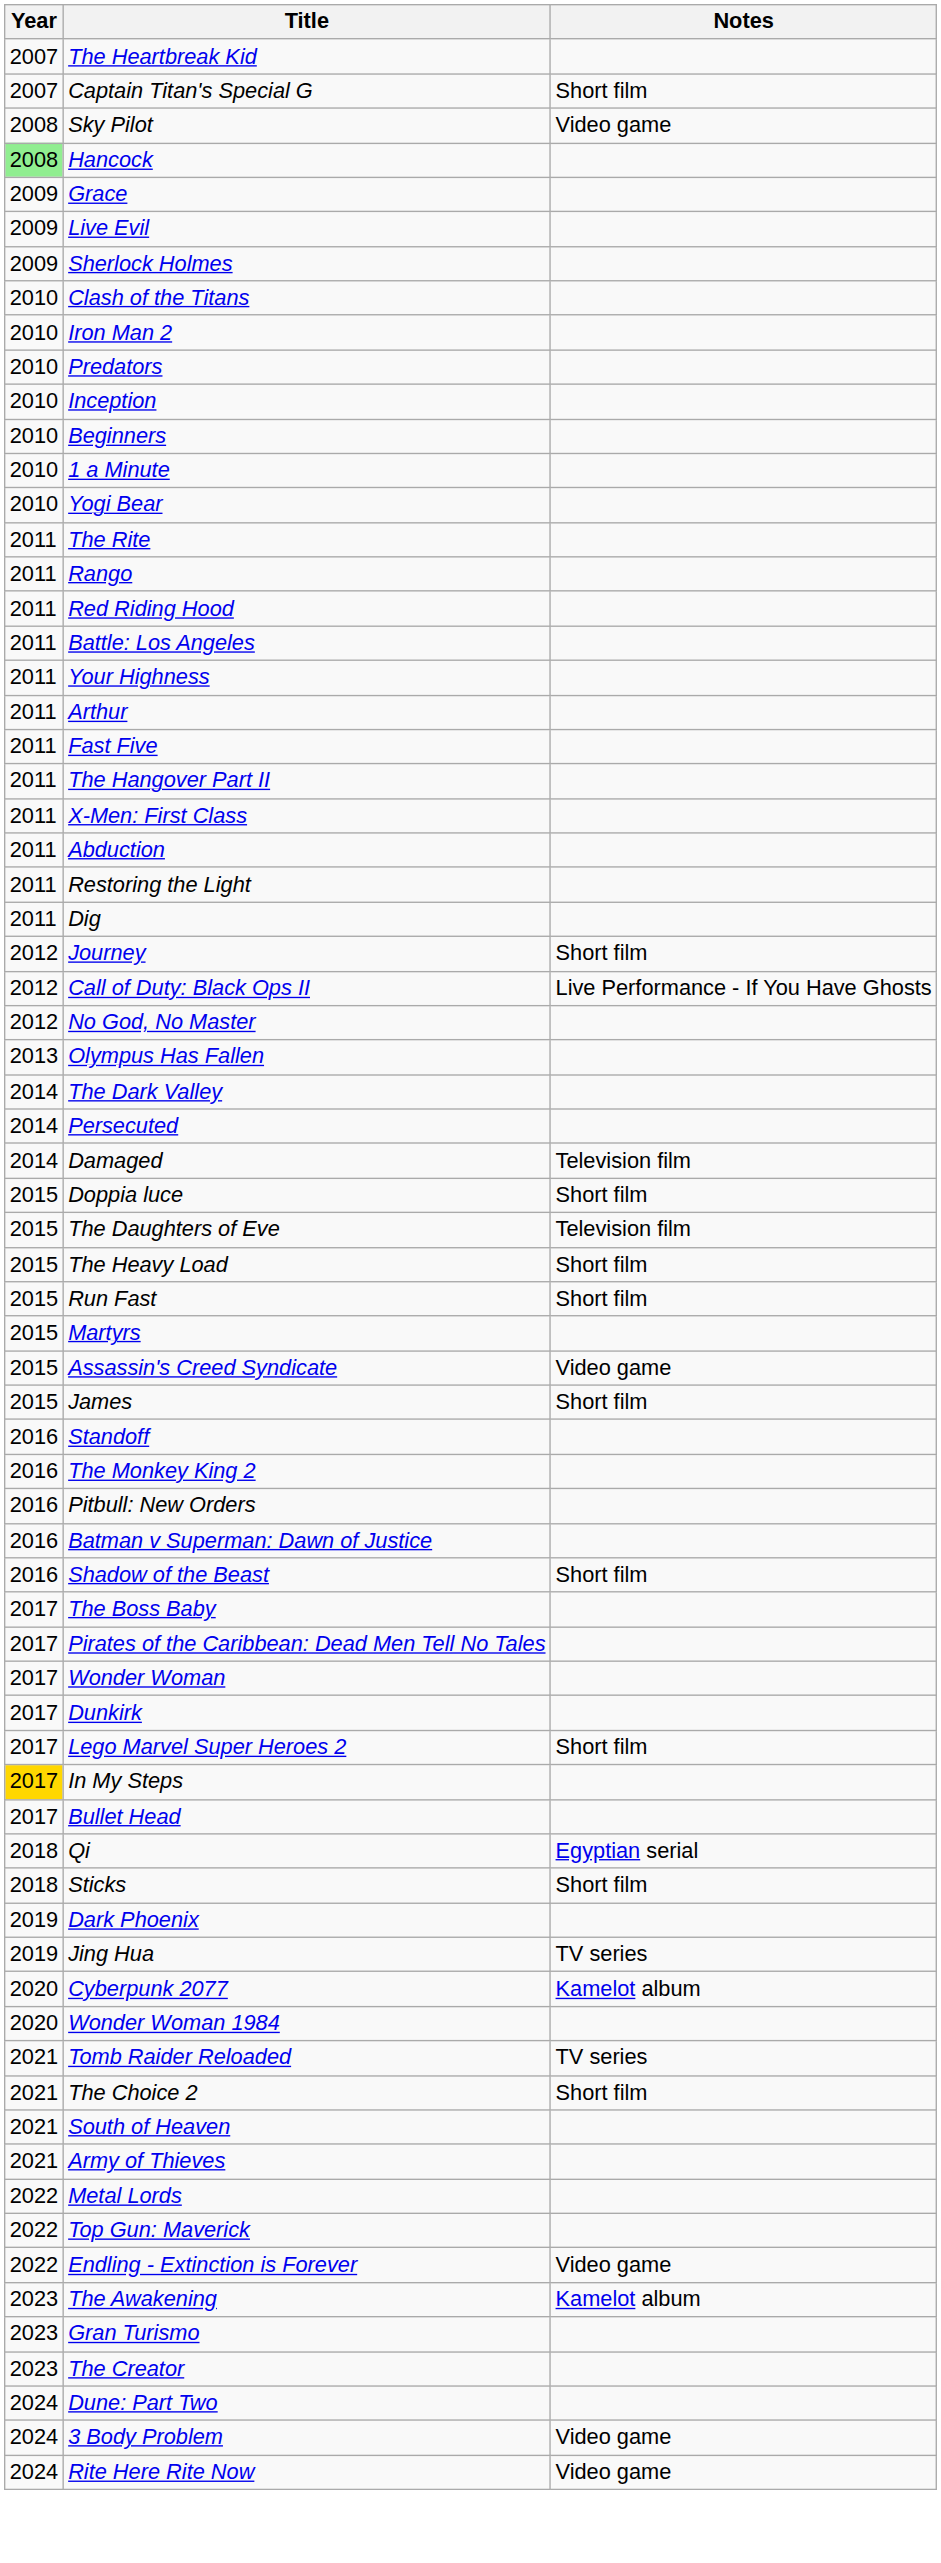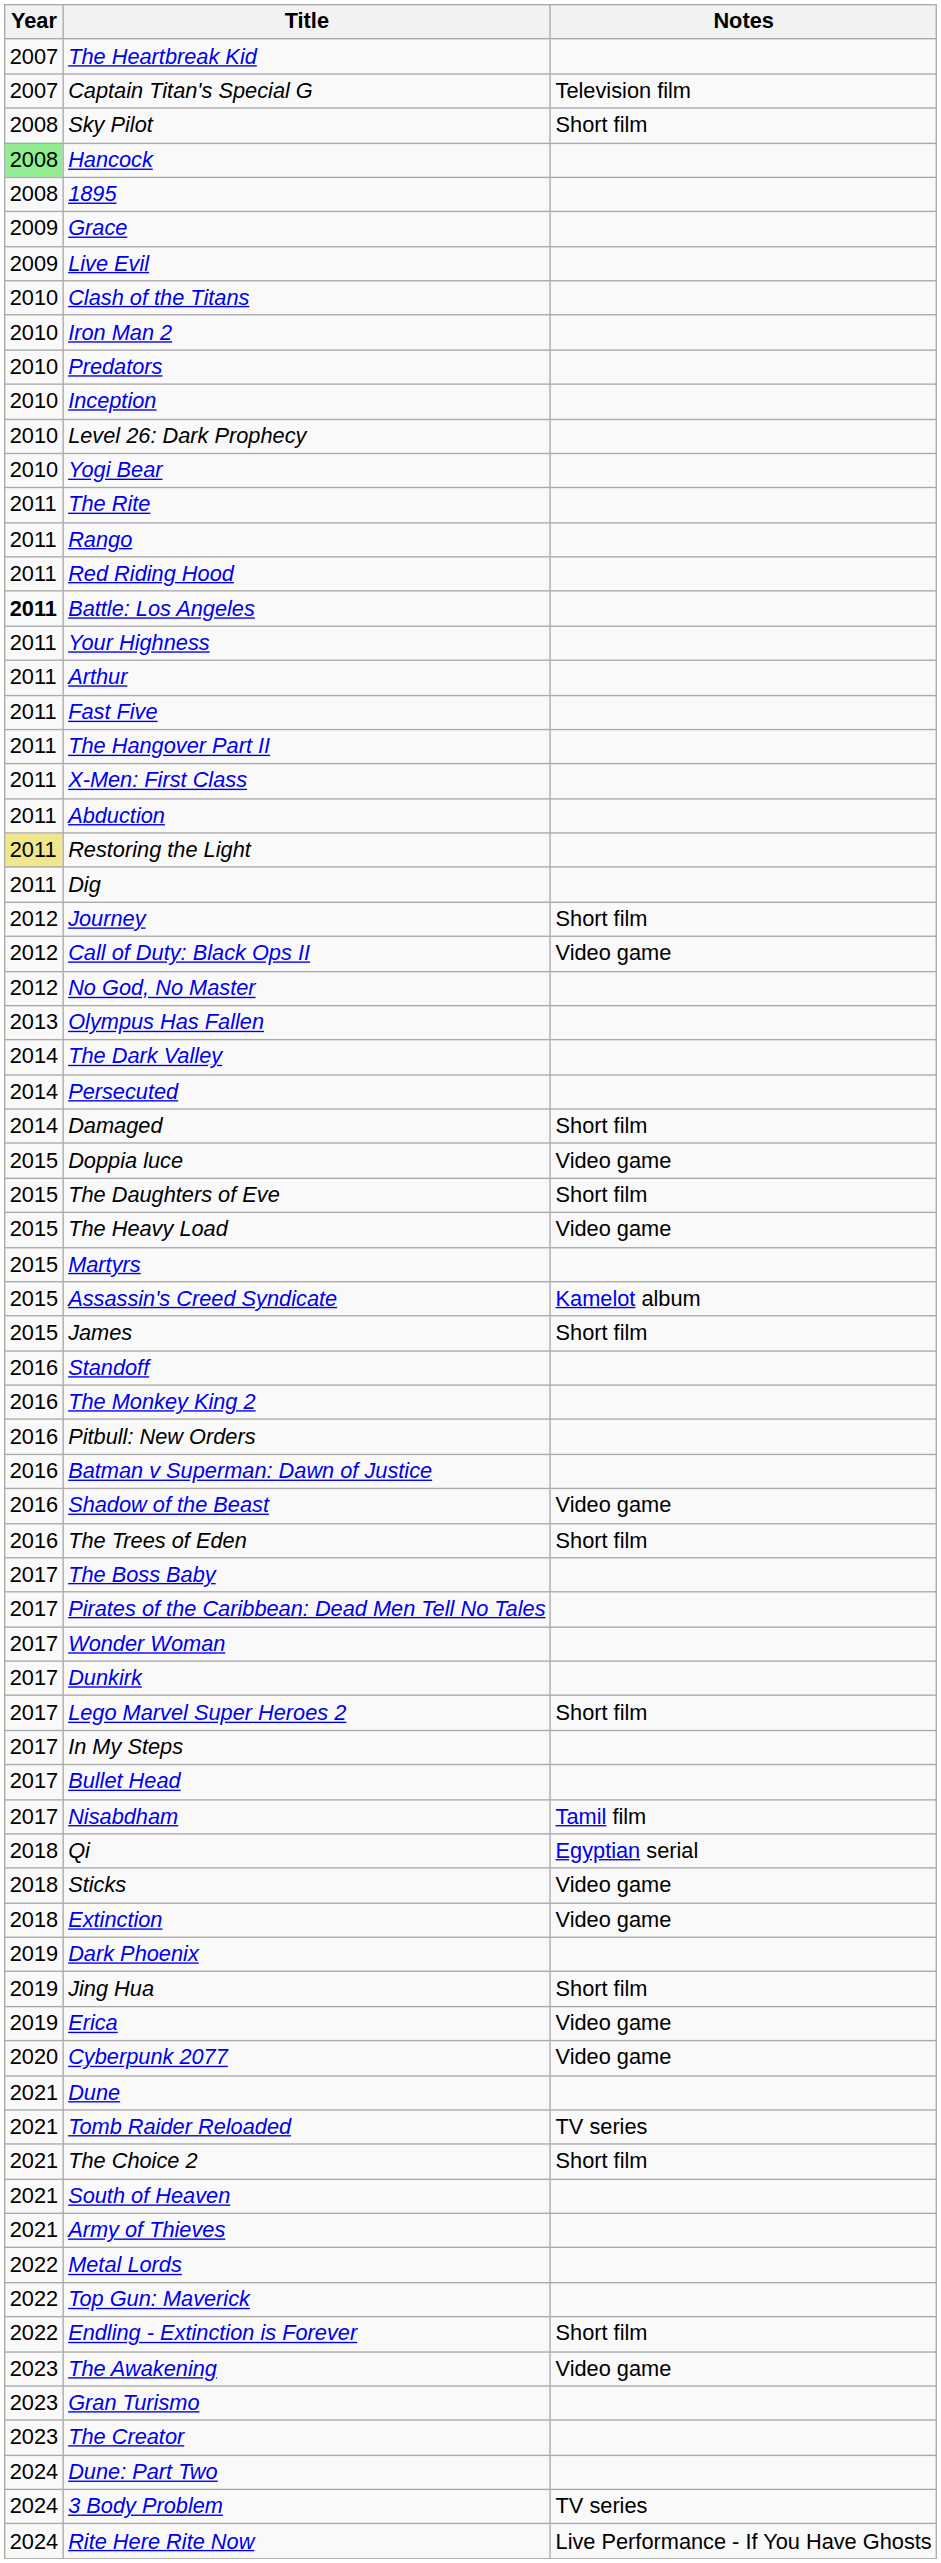(601, 90) Short film -> (623, 90) Television film
(613, 125) Video game -> (601, 125) Short film
+ row: (92, 194)
- row: (150, 263)
- row: (117, 435)
- row: (119, 470)
+ row: (187, 435)
(33, 642) normal -> (33, 608) bold
(33, 884) no background -> (33, 849) khaki background
(744, 988) Live Performance - If You Have Ghosts -> (613, 953) Video game
(623, 1160) Television film -> (601, 1126) Short film
(601, 1195) Short film -> (613, 1160) Video game
(623, 1229) Television film -> (601, 1195) Short film
(601, 1264) Short film -> (613, 1229) Video game
- row: (112, 1298)
(613, 1367) Video game -> (628, 1298) Kamelot album
(601, 1574) Short film -> (613, 1505) Video game
+ row: (157, 1540)
(34, 1781) gold background -> (34, 1747) no background
+ row: (123, 1816)
(601, 1885) Short film -> (613, 1885) Video game
+ row: (115, 1919)
(601, 1954) TV series -> (601, 1988) Short film
+ row: (93, 2023)
(628, 1988) Kamelot album -> (613, 2057) Video game
- row: (174, 2023)
+ row: (94, 2092)
(613, 2264) Video game -> (601, 2333) Short film
(628, 2299) Kamelot album -> (613, 2368) Video game
(613, 2437) Video game -> (601, 2506) TV series
(613, 2471) Video game -> (744, 2540) Live Performance - If You Have Ghosts
